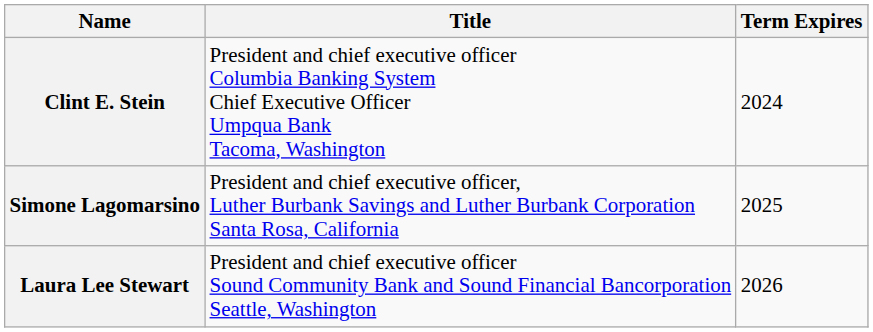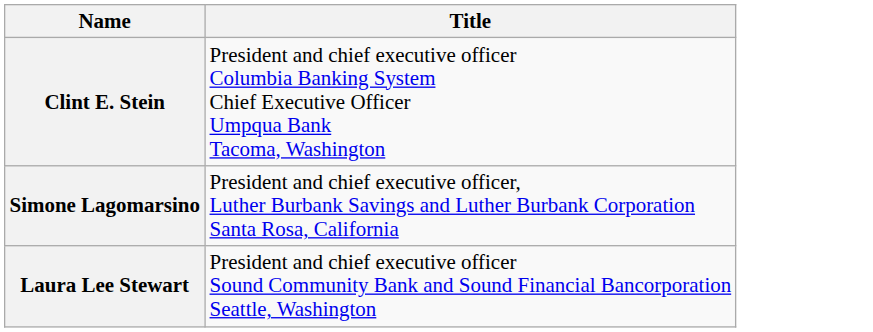- column: (802, 21)
